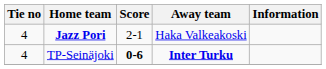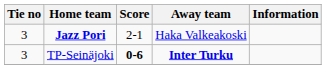(24, 34) 4 -> (24, 34) 3
(24, 54) 4 -> (24, 54) 3
